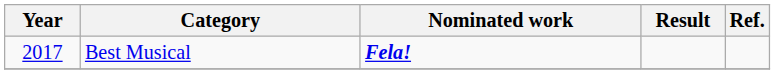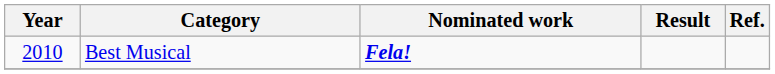(42, 52) 2017 -> (42, 52) 2010
